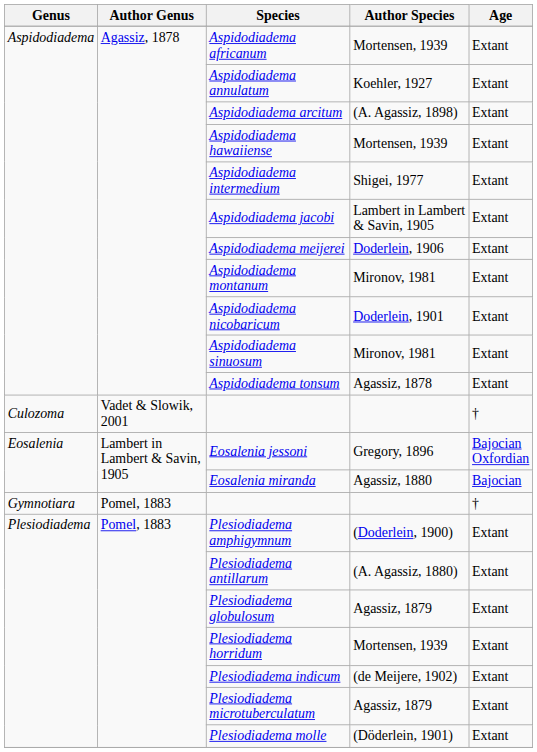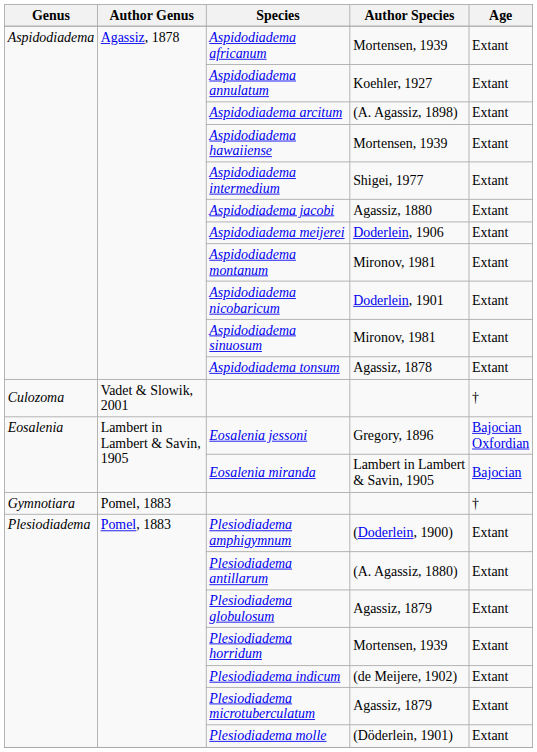(409, 218) Lambert in Lambert & Savin, 1905 -> (393, 210) Agassiz, 1880
(393, 481) Agassiz, 1880 -> (409, 473) Lambert in Lambert & Savin, 1905
